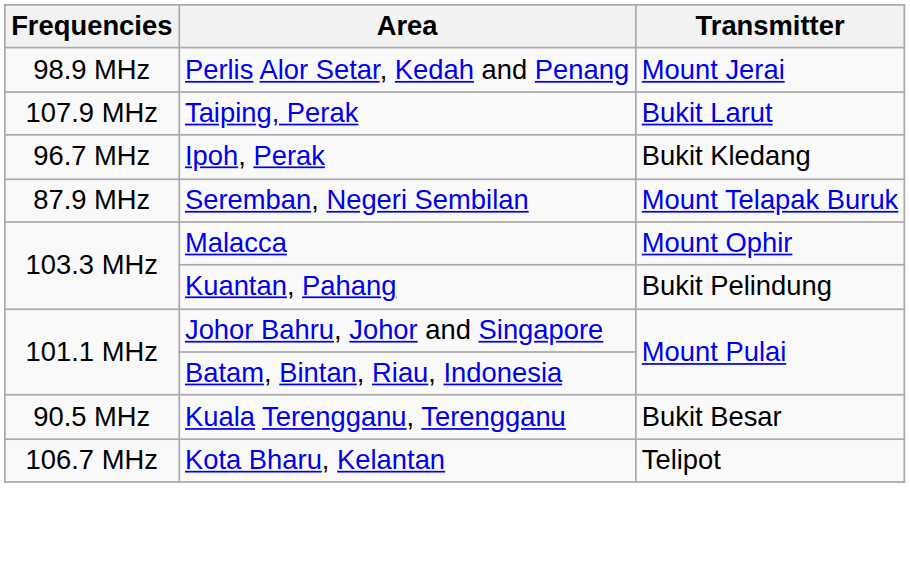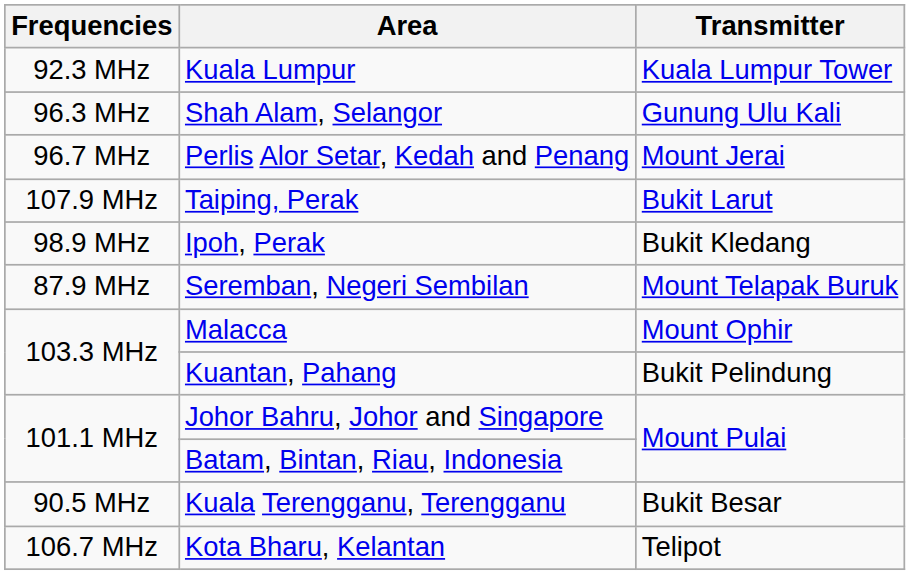+ row: (270, 69)
+ row: (313, 112)
(92, 69) 98.9 MHz -> (92, 156) 96.7 MHz
(92, 156) 96.7 MHz -> (92, 243) 98.9 MHz
